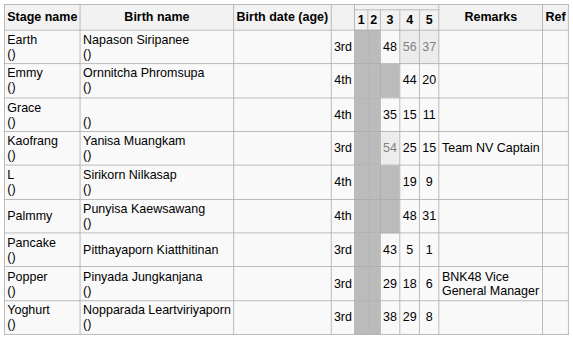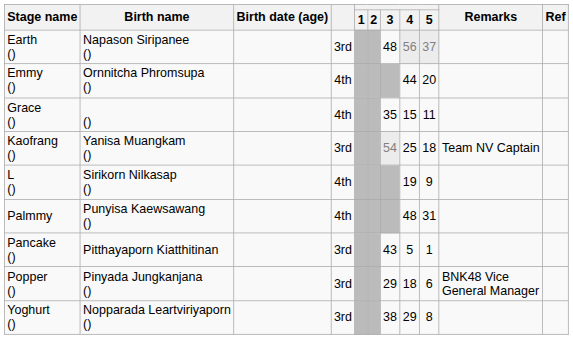(429, 148) 15 -> (429, 148) 18
